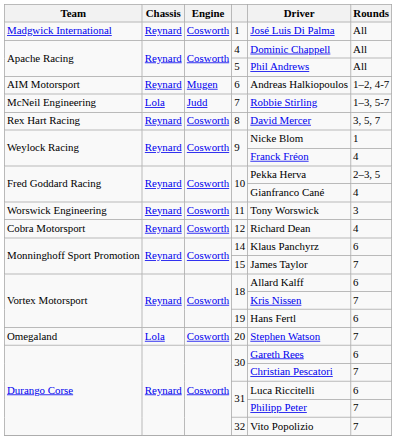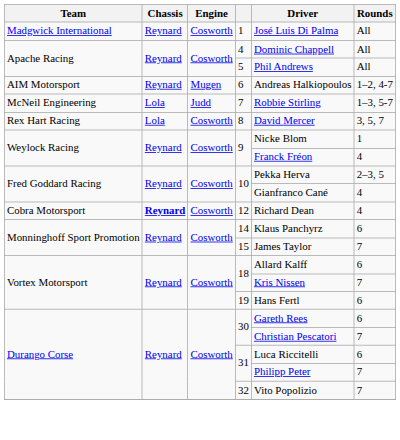(163, 120) Reynard -> (155, 120) Lola
- row: (57, 210)
(163, 228) normal -> (165, 210) bold
- row: (32, 336)
